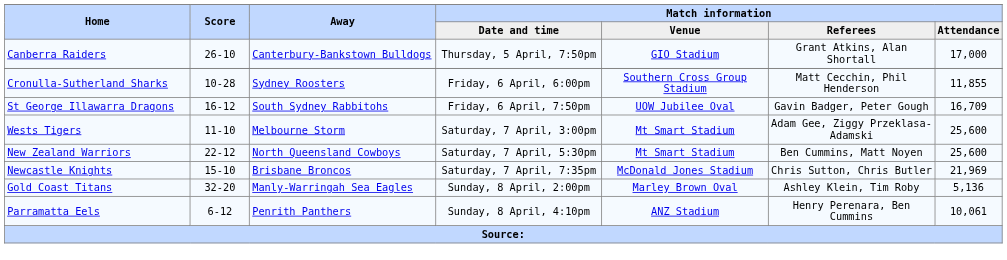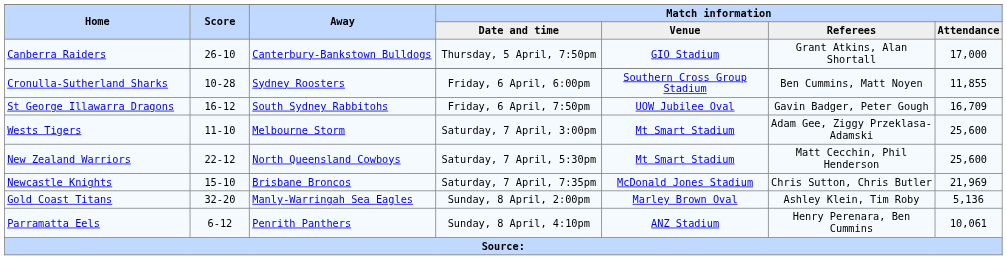(851, 83) Matt Cecchin, Phil Henderson -> (851, 83) Ben Cummins, Matt Noyen
(851, 153) Ben Cummins, Matt Noyen -> (851, 159) Matt Cecchin, Phil Henderson
